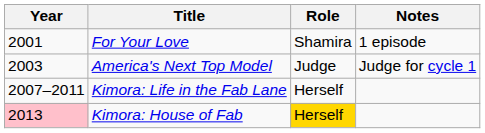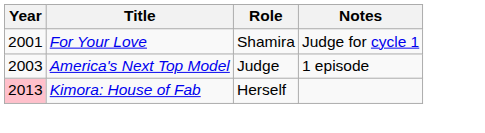(392, 41) 1 episode -> (361, 41) Judge for cycle 1
(418, 66) Judge for cycle 1 -> (336, 66) 1 episode
- row: (189, 90)
(318, 115) gold background -> (262, 90) no background
